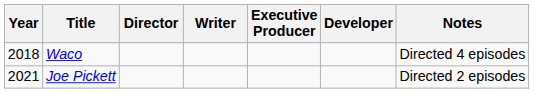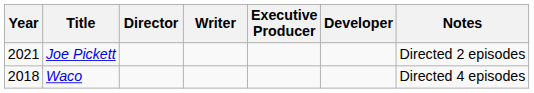rows swapped: (64, 54) <-> (81, 76)
